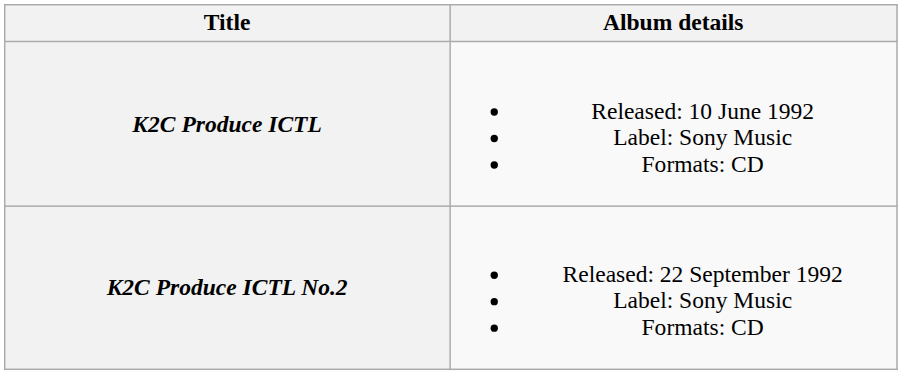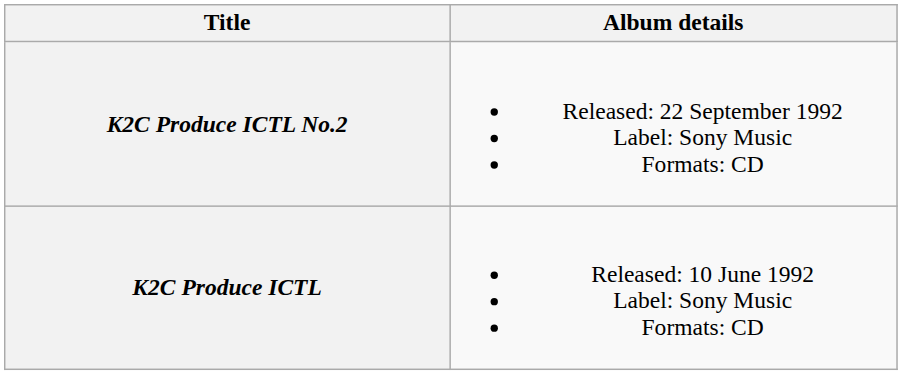rows swapped: (227, 123) <-> (227, 287)
